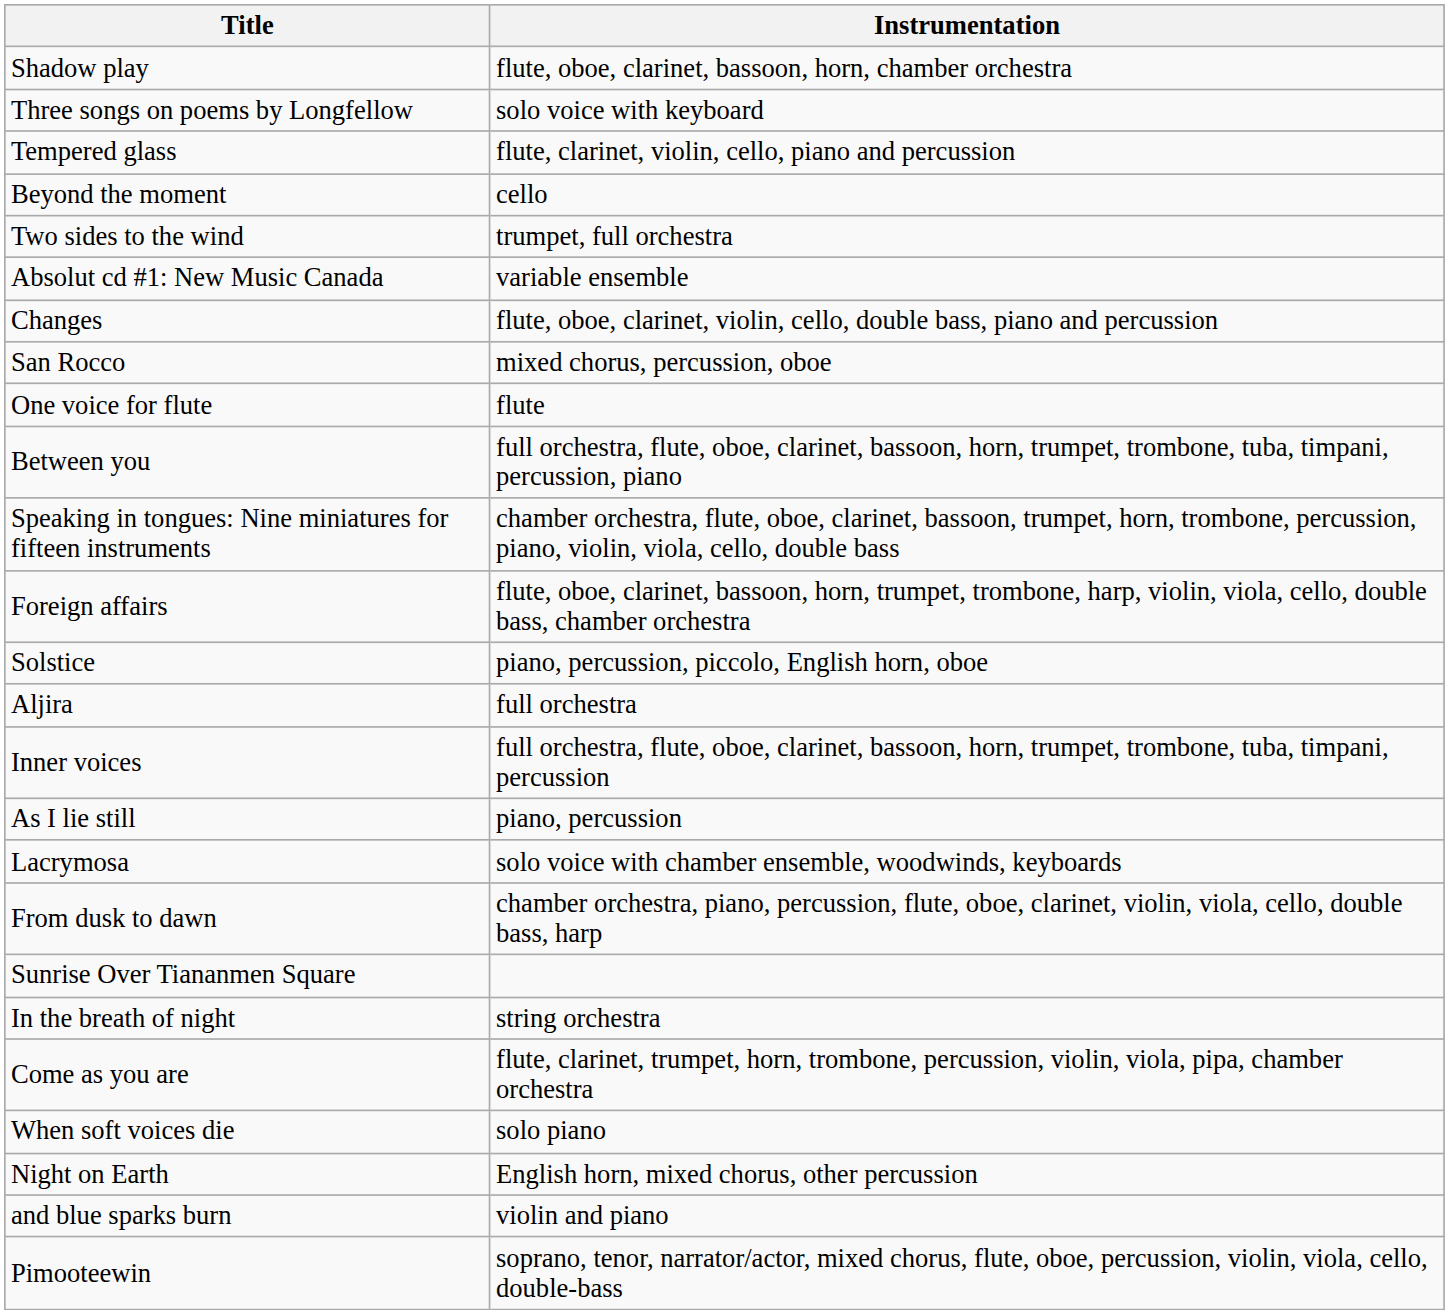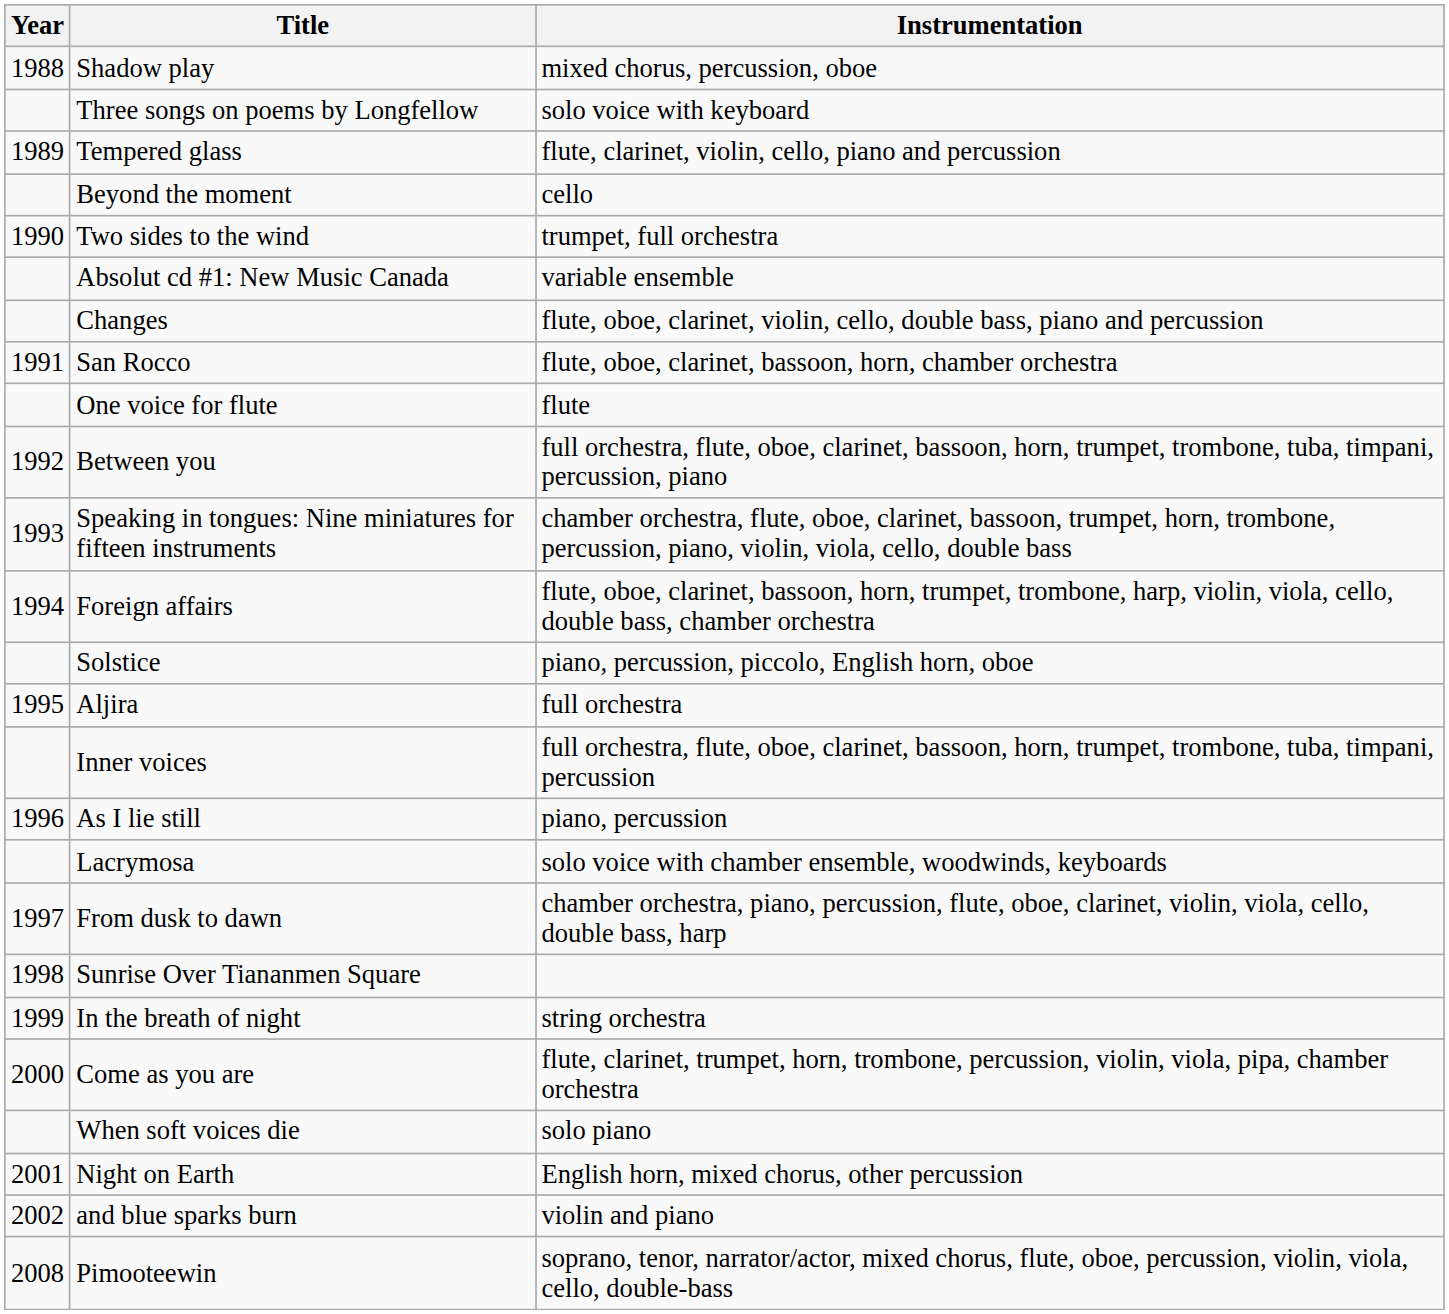+ column: (37, 25)
(784, 67) flute, oboe, clarinet, bassoon, horn, chamber orchestra -> (709, 67) mixed chorus, percussion, oboe
(664, 362) mixed chorus, percussion, oboe -> (829, 362) flute, oboe, clarinet, bassoon, horn, chamber orchestra
